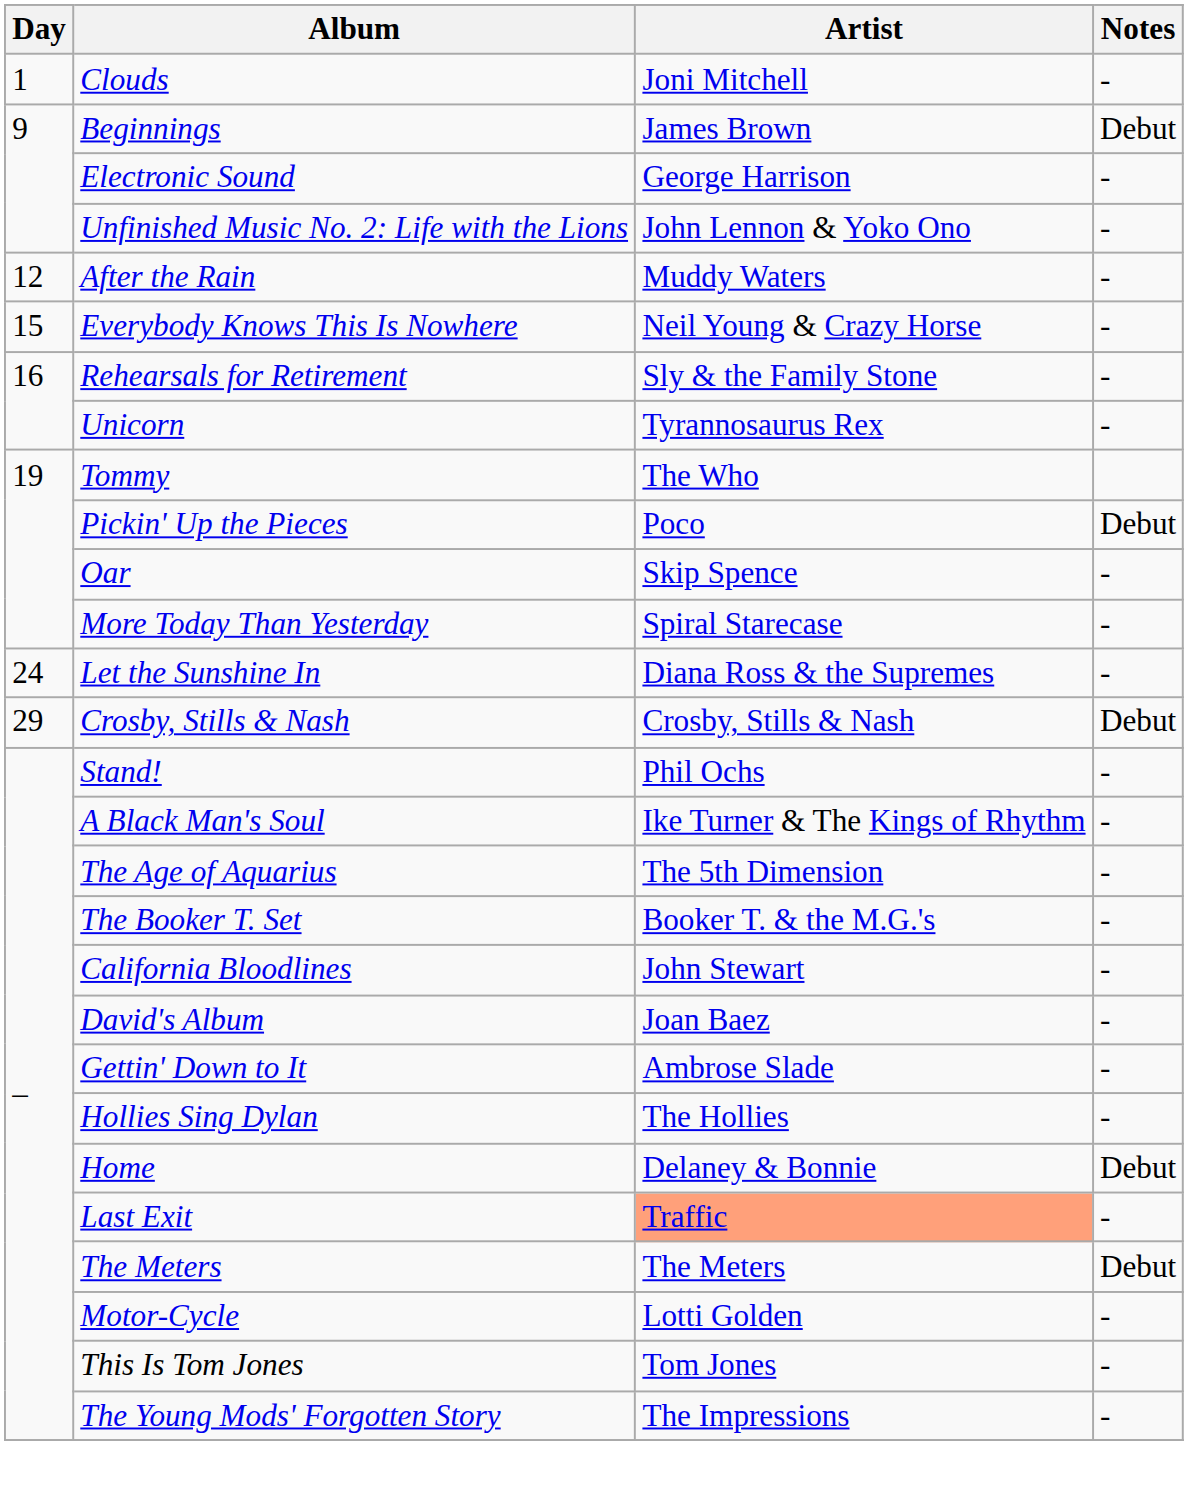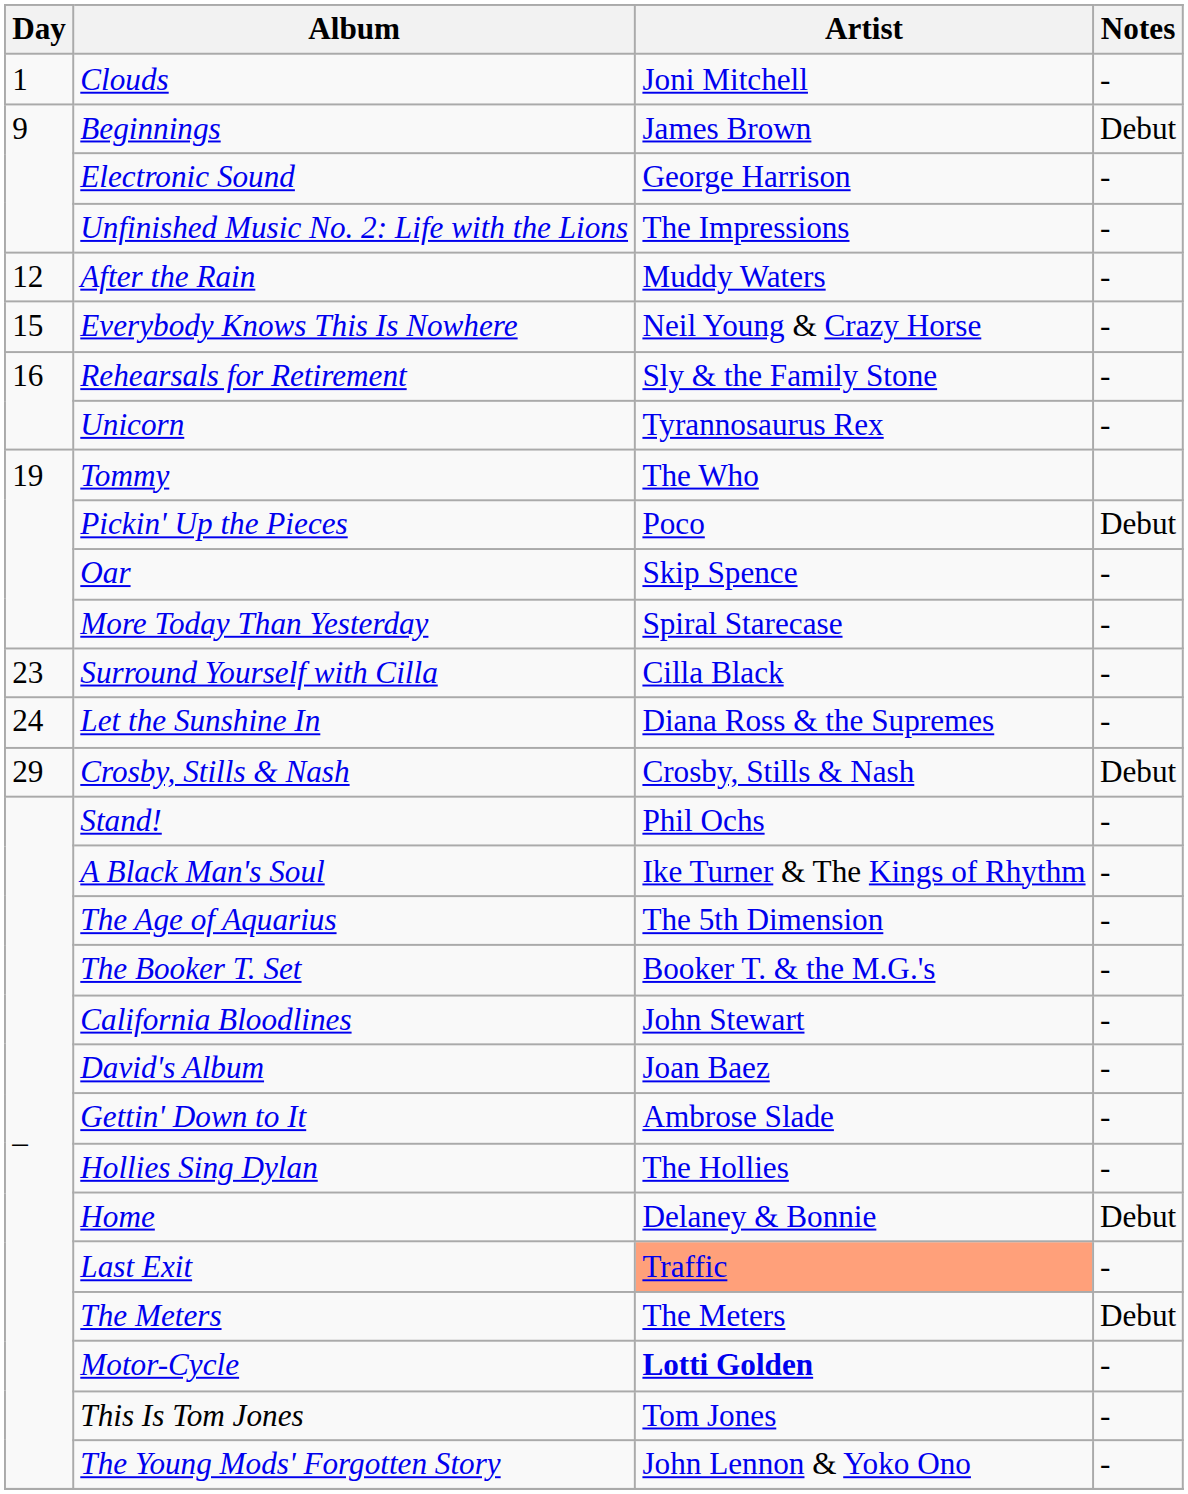(807, 227) John Lennon & Yoko Ono -> (746, 227) The Impressions
+ row: (259, 672)
(723, 1315) normal -> (728, 1365) bold
(746, 1414) The Impressions -> (807, 1464) John Lennon & Yoko Ono
